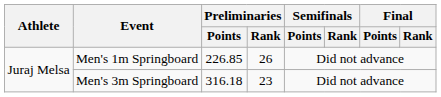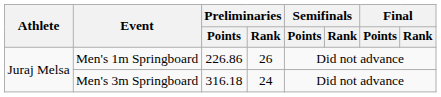(224, 58) 226.85 -> (224, 58) 226.86
(266, 81) 23 -> (266, 81) 24
